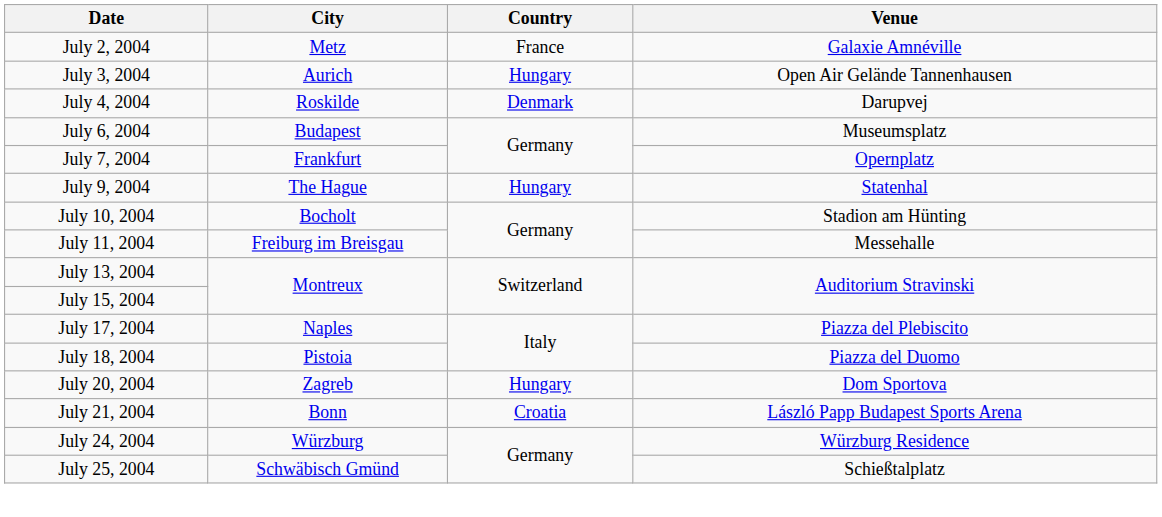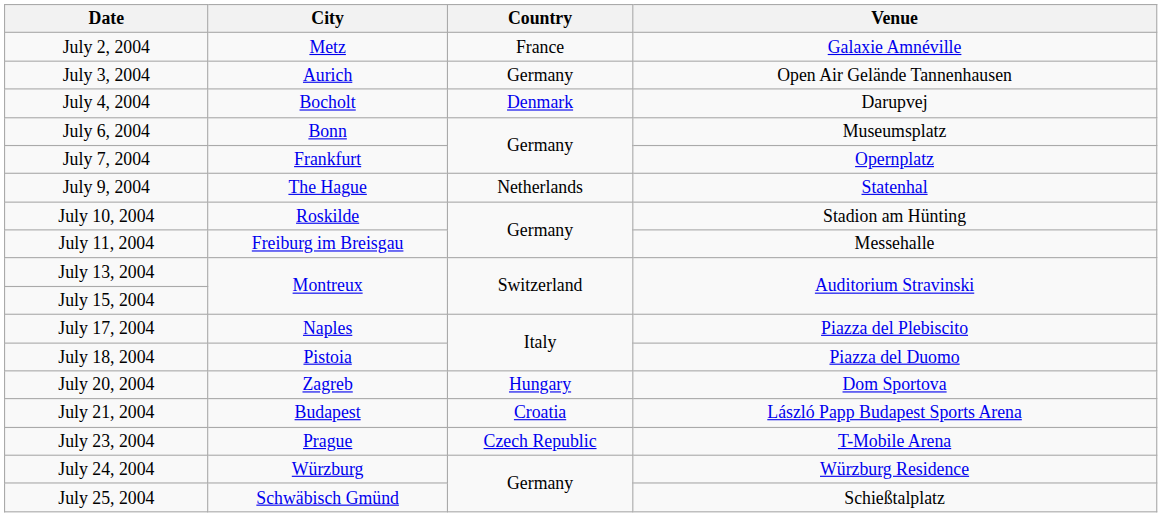(540, 74) Hungary -> (540, 74) Germany
(328, 103) Roskilde -> (328, 103) Bocholt
(328, 131) Budapest -> (328, 131) Bonn
(540, 187) Hungary -> (540, 187) Netherlands
(328, 215) Bocholt -> (328, 215) Roskilde
(328, 412) Bonn -> (328, 412) Budapest
+ row: (106, 441)
